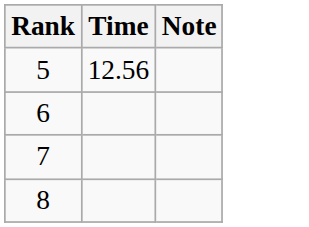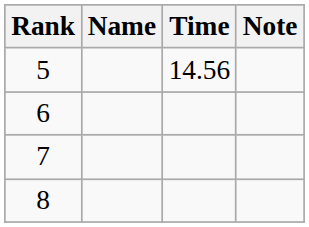+ column: (122, 26)
(118, 69) 12.56 -> (199, 69) 14.56
